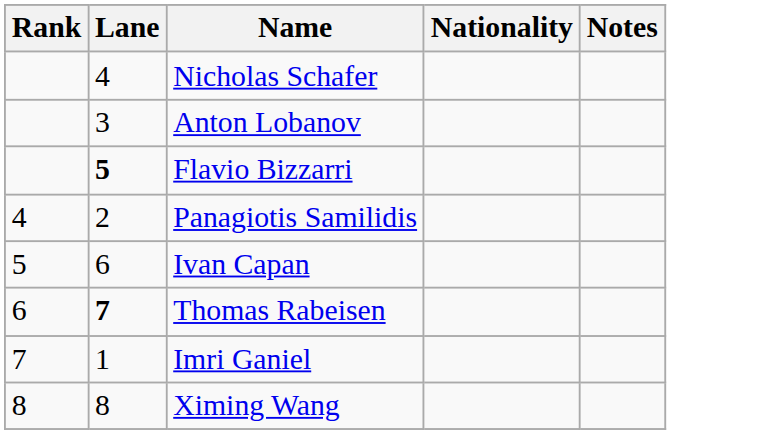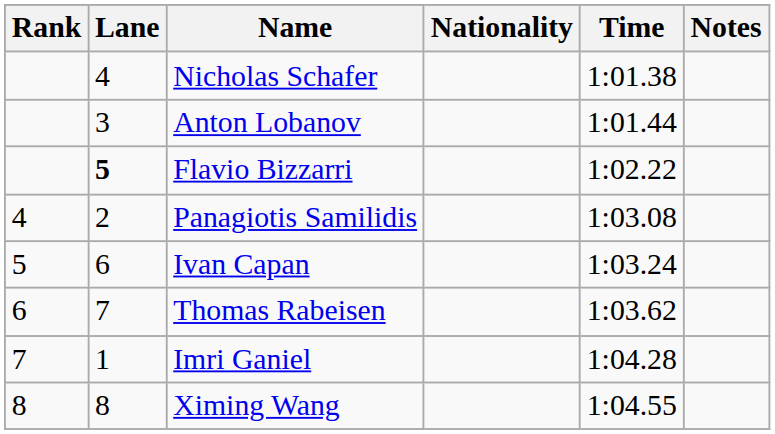+ column: (632, 28)
(102, 311) bold -> (102, 311) normal
